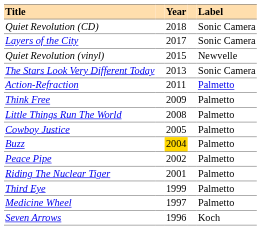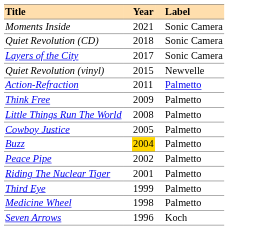+ row: (38, 26)
- row: (80, 70)
(176, 203) 1997 -> (143, 203) 1998
